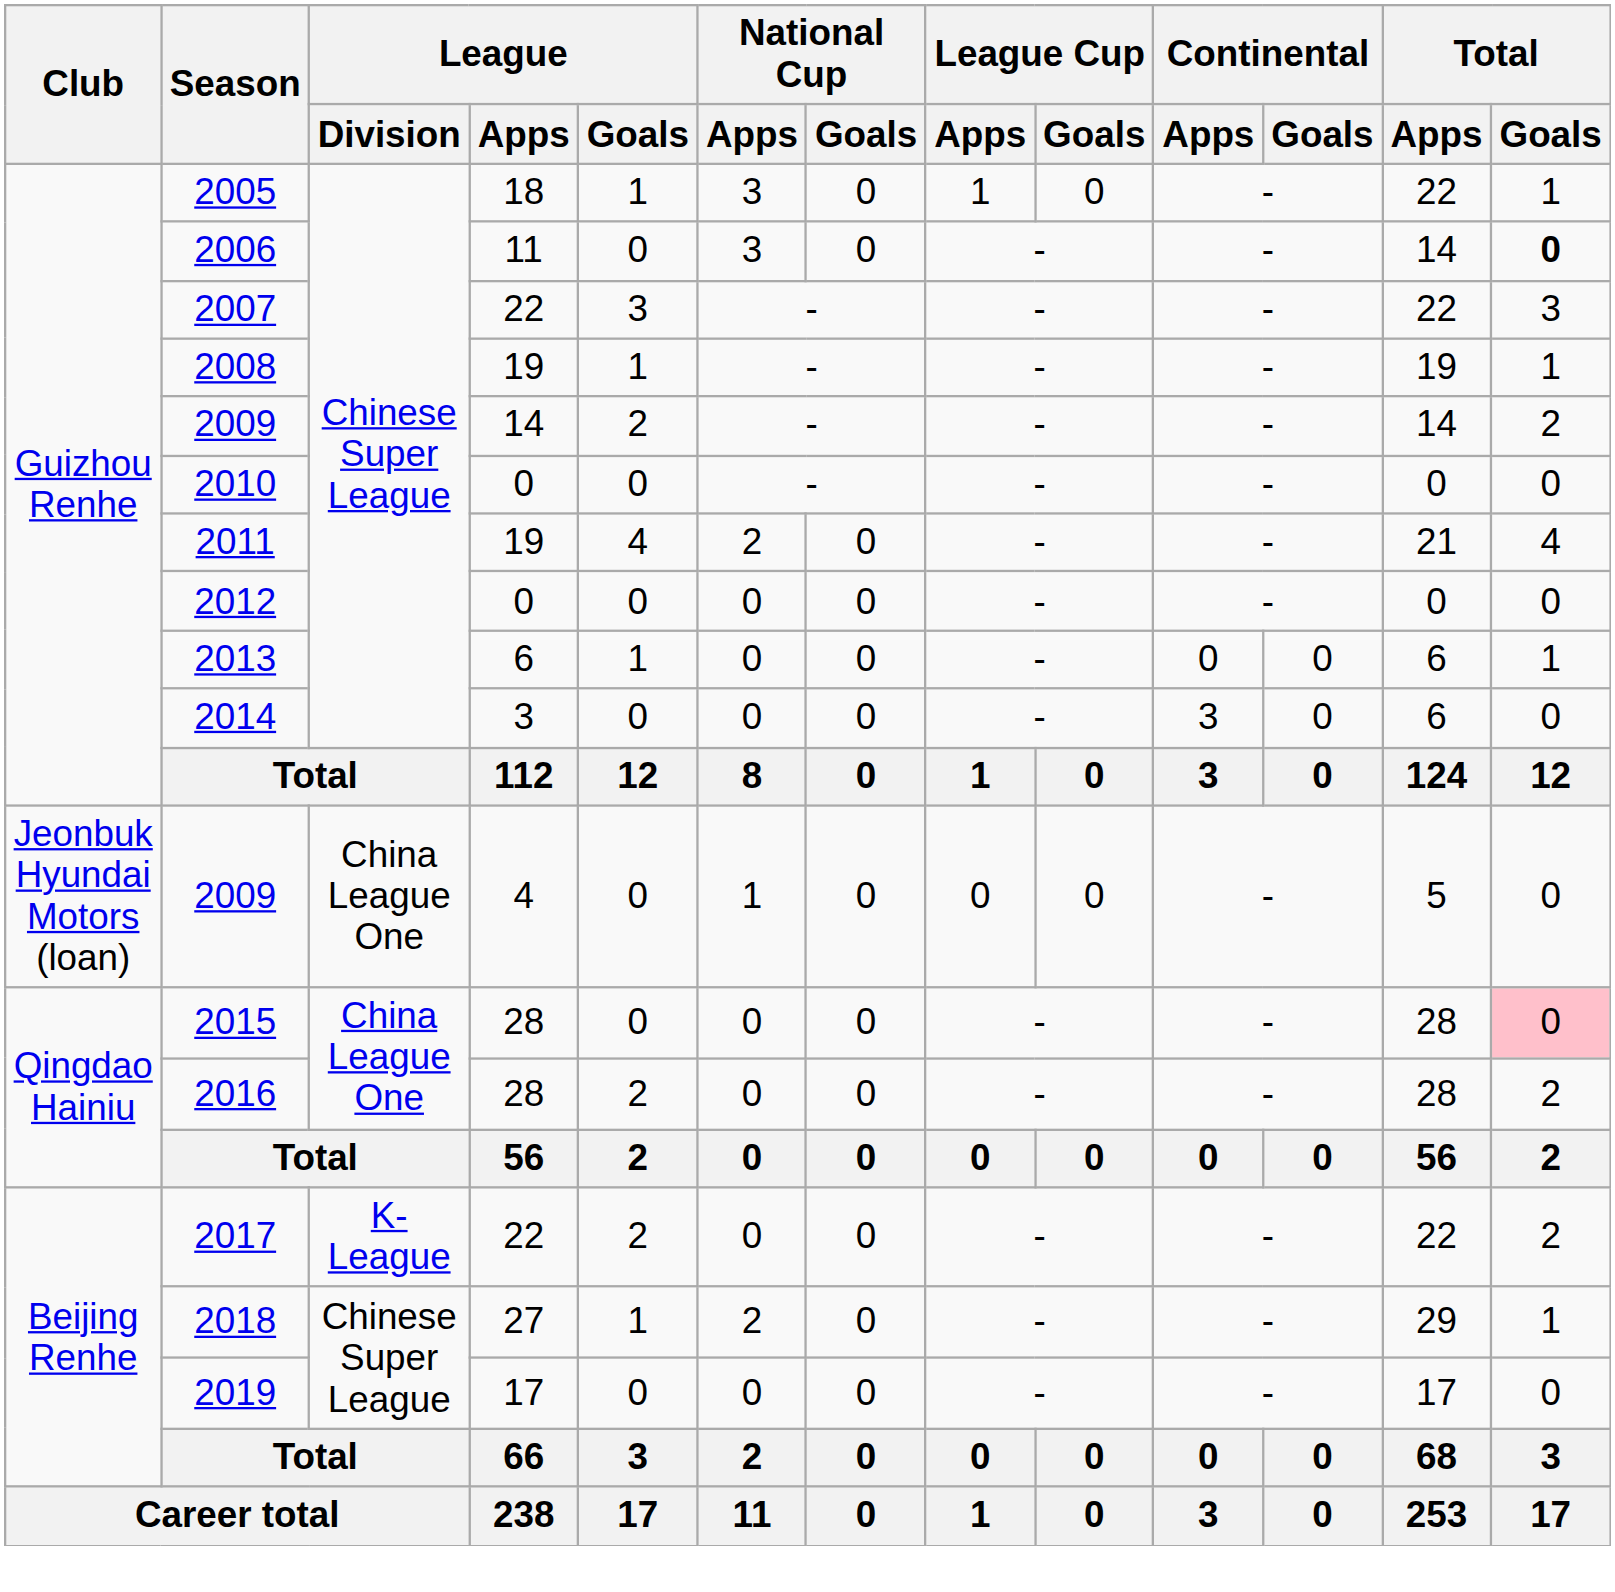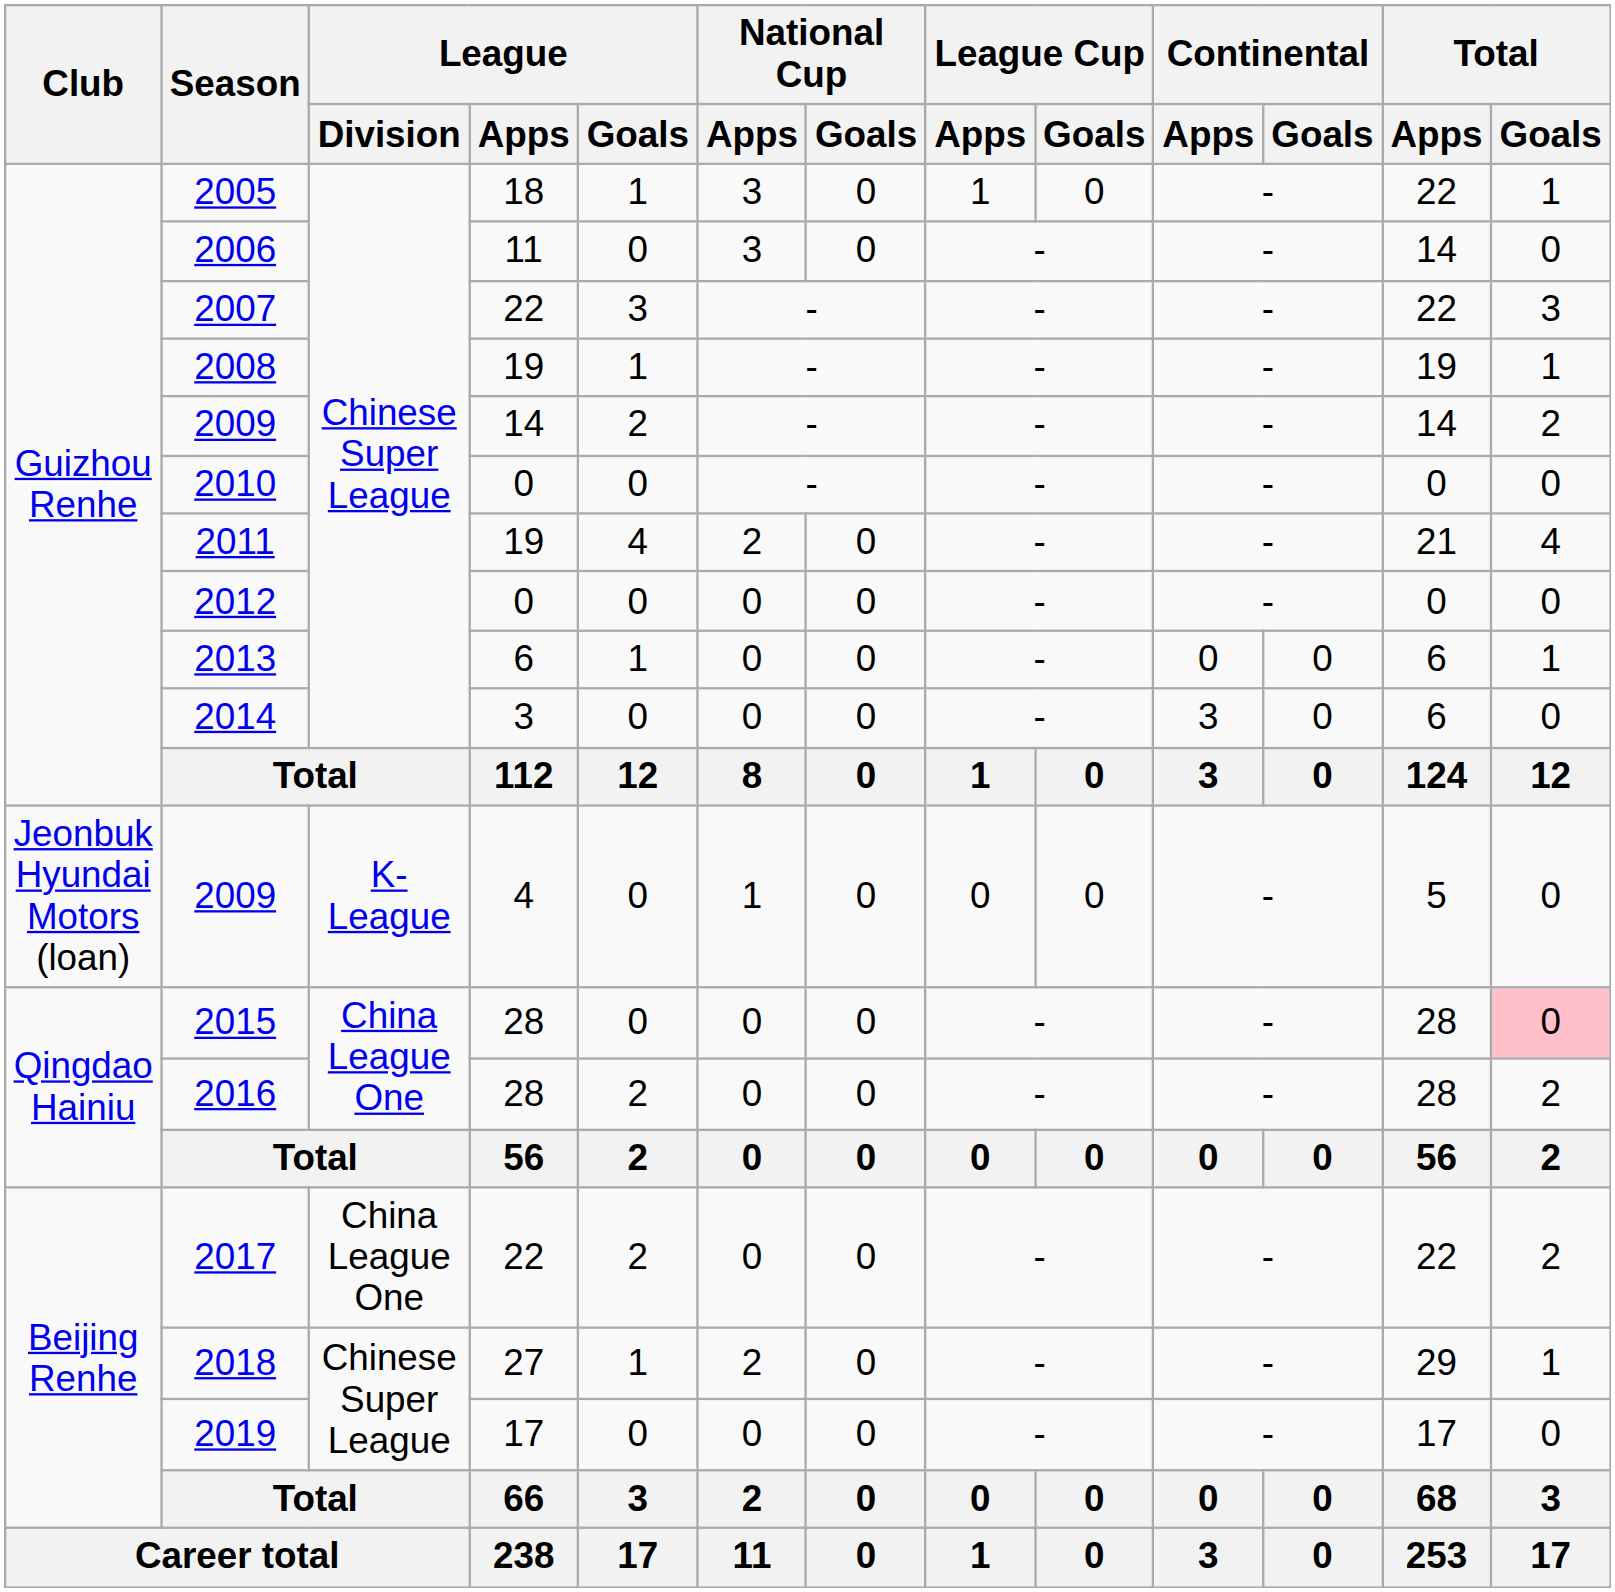(1551, 250) bold -> (1551, 250) normal
(389, 895) China League One -> (389, 895) K-League
(389, 1236) K-League -> (389, 1257) China League One
